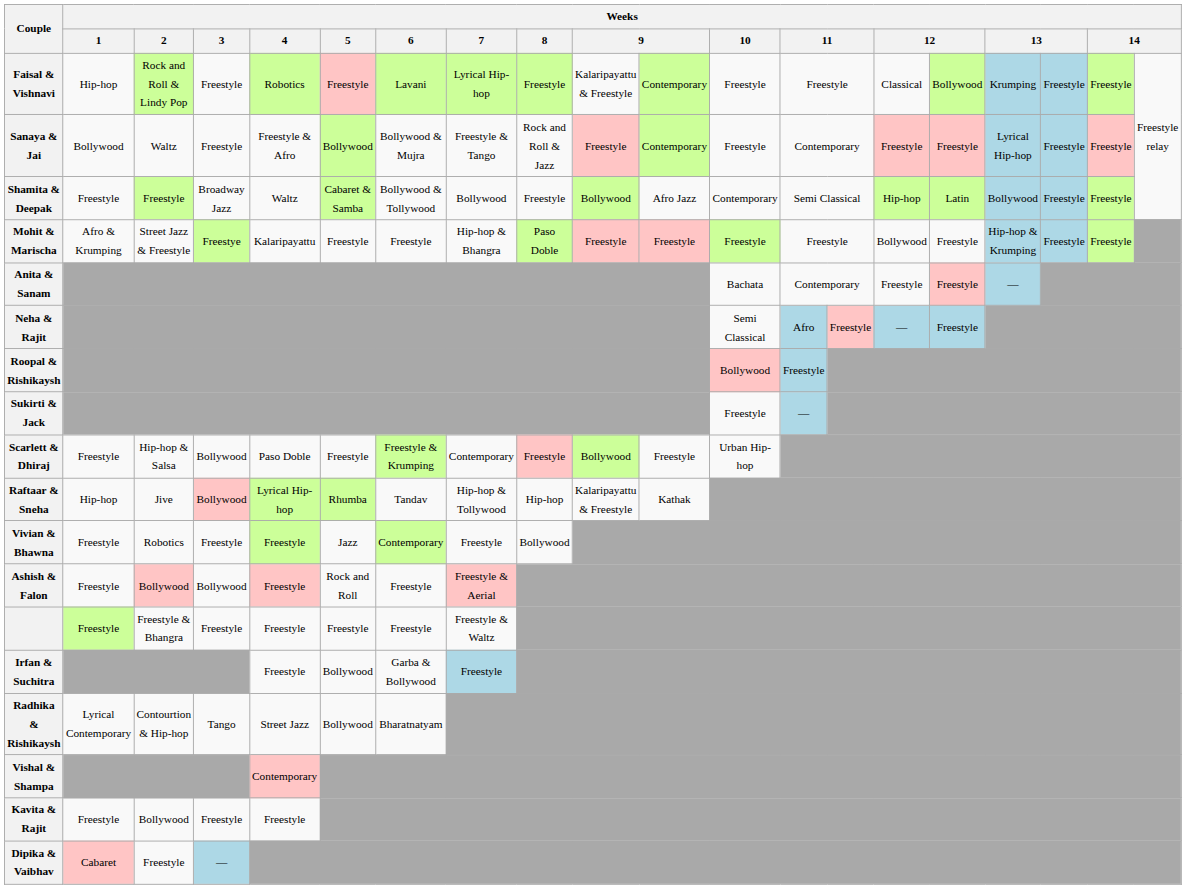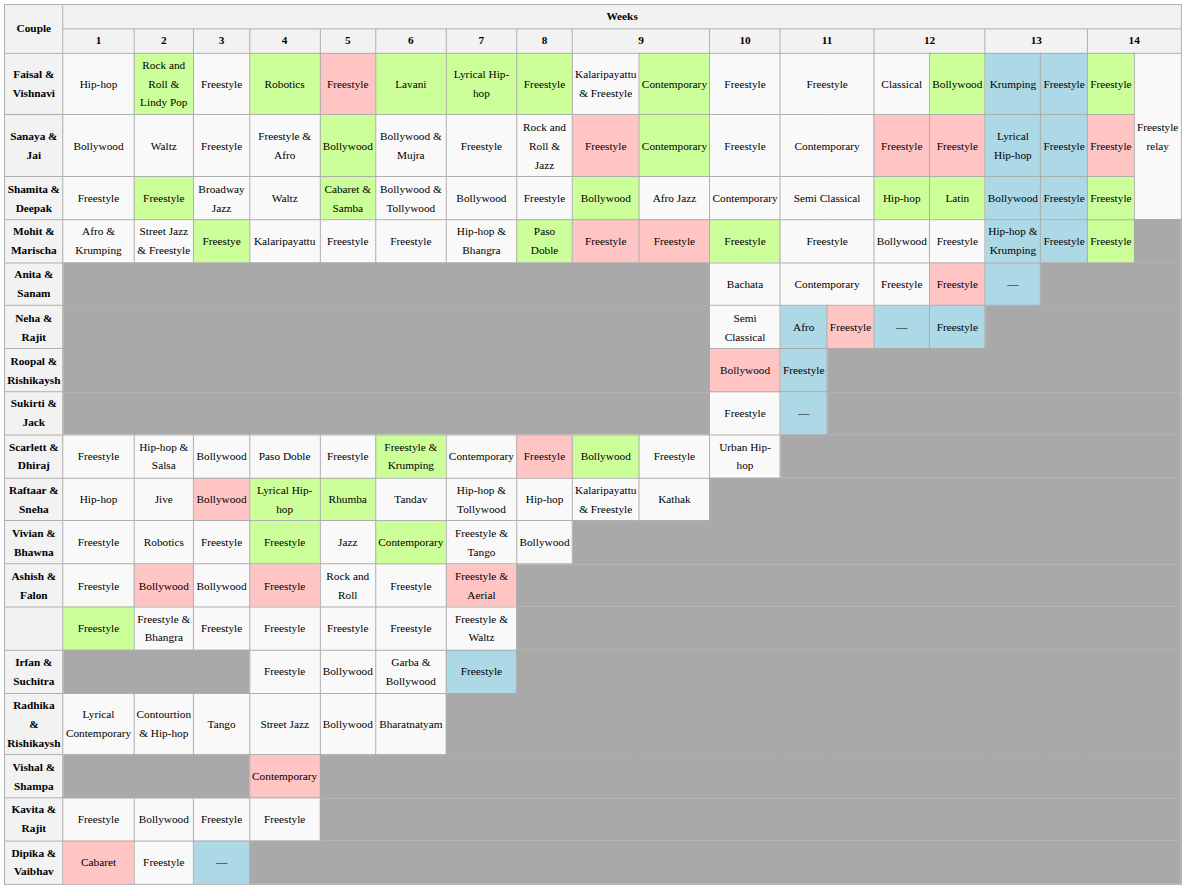(481, 146) Freestyle & Tango -> (481, 146) Freestyle
(481, 542) Freestyle -> (481, 542) Freestyle & Tango
